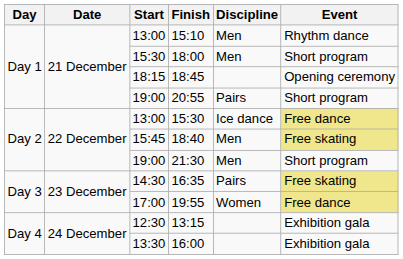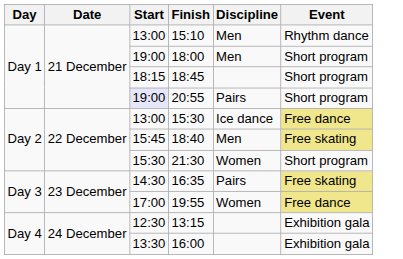(149, 56) 15:30 -> (149, 56) 19:00
(340, 77) Opening ceremony -> (326, 77) Short program
(149, 98) no background -> (149, 98) lavender background
(149, 160) 19:00 -> (149, 160) 15:30
(229, 160) Men -> (239, 160) Women
